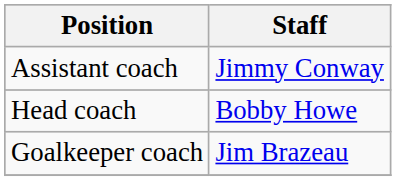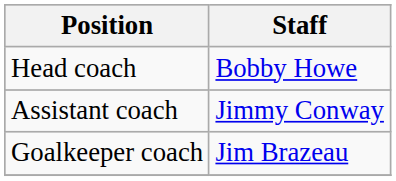rows swapped: (74, 110) <-> (94, 68)
